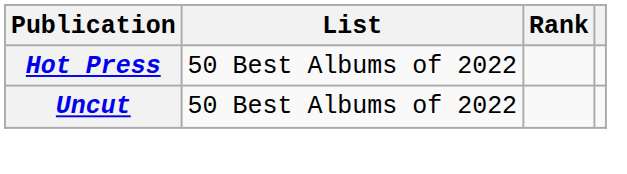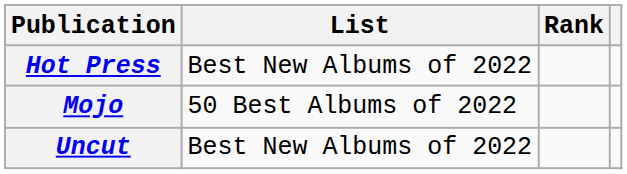(352, 66) 50 Best Albums of 2022 -> (360, 66) Best New Albums of 2022
+ row: (93, 107)
(352, 107) 50 Best Albums of 2022 -> (360, 147) Best New Albums of 2022
